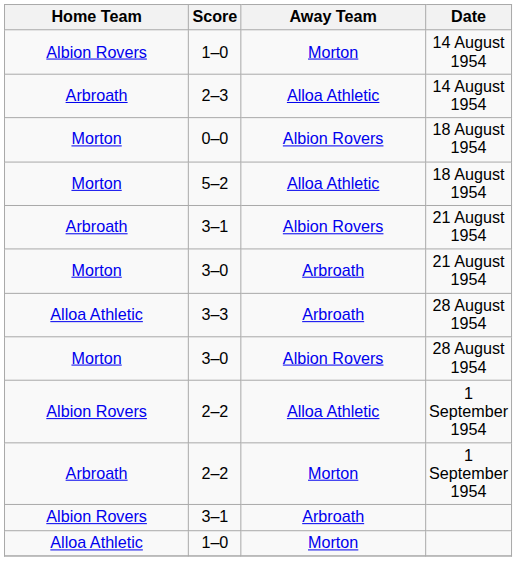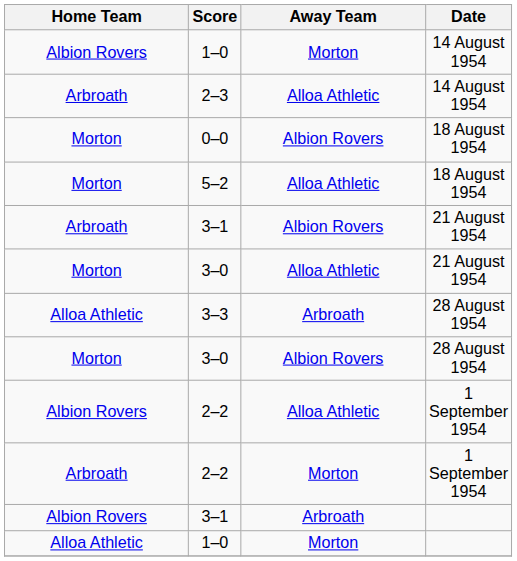(333, 271) Arbroath -> (333, 271) Alloa Athletic
